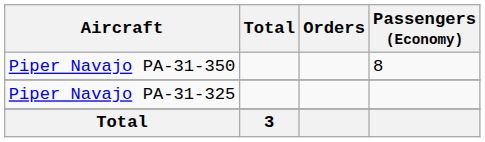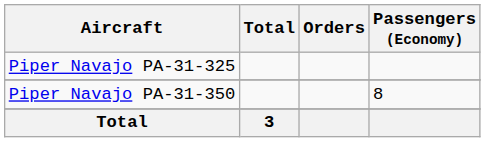rows swapped: (122, 94) <-> (122, 66)
